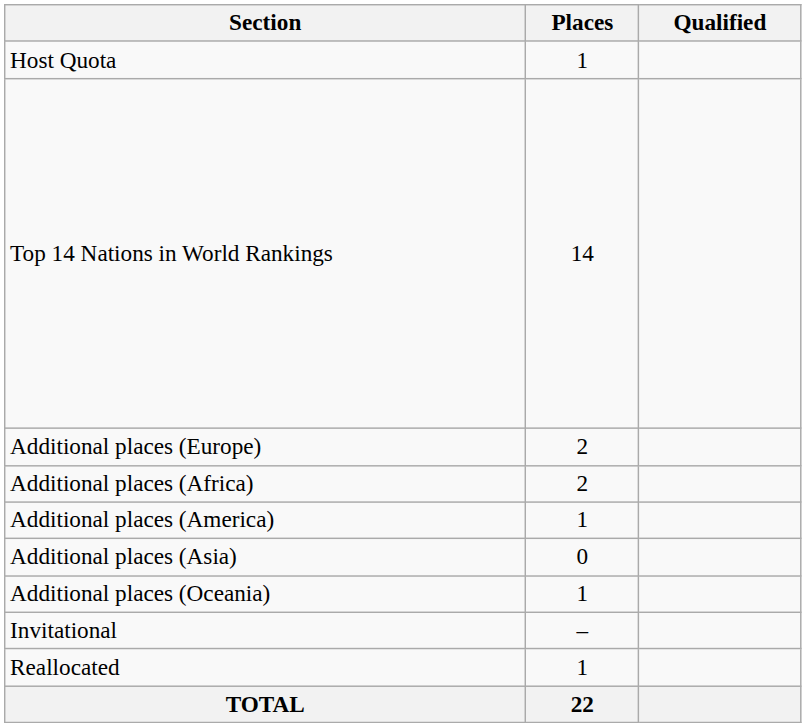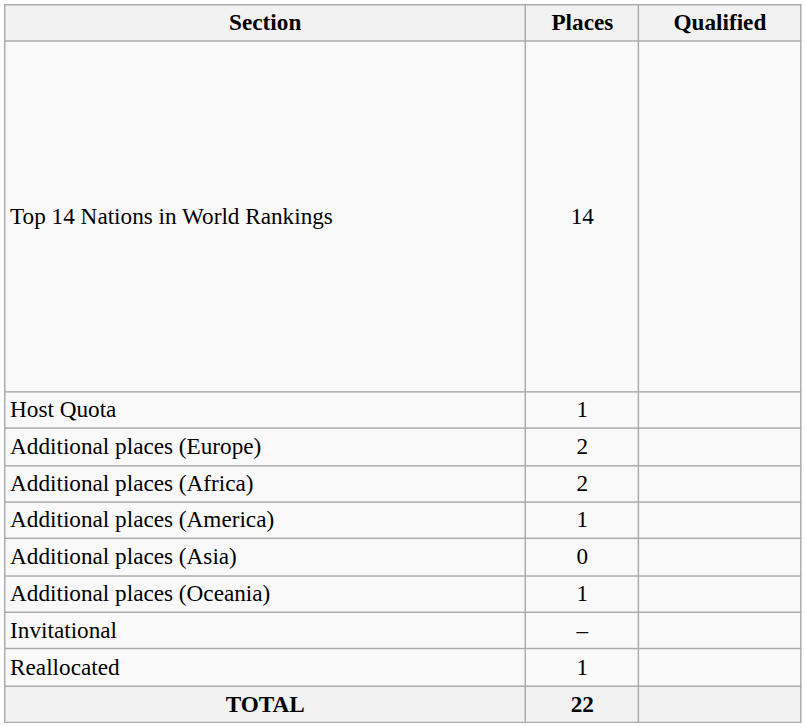rows swapped: (63, 59) <-> (171, 253)
